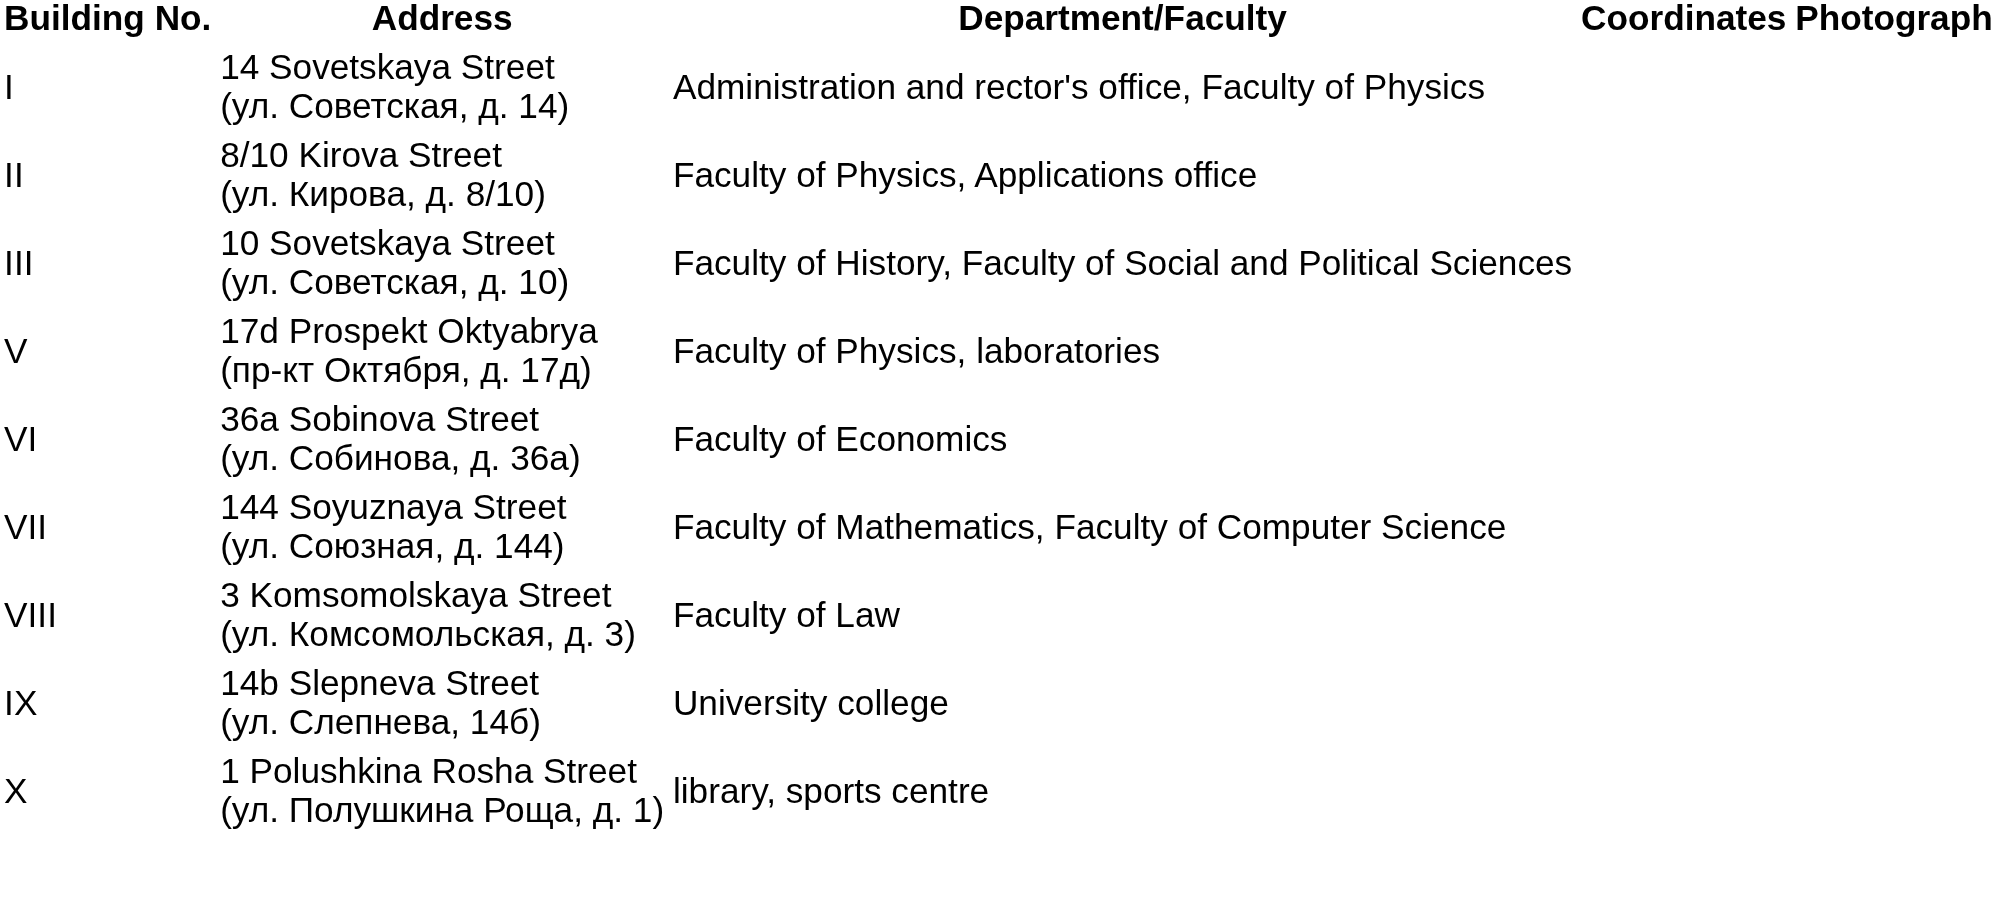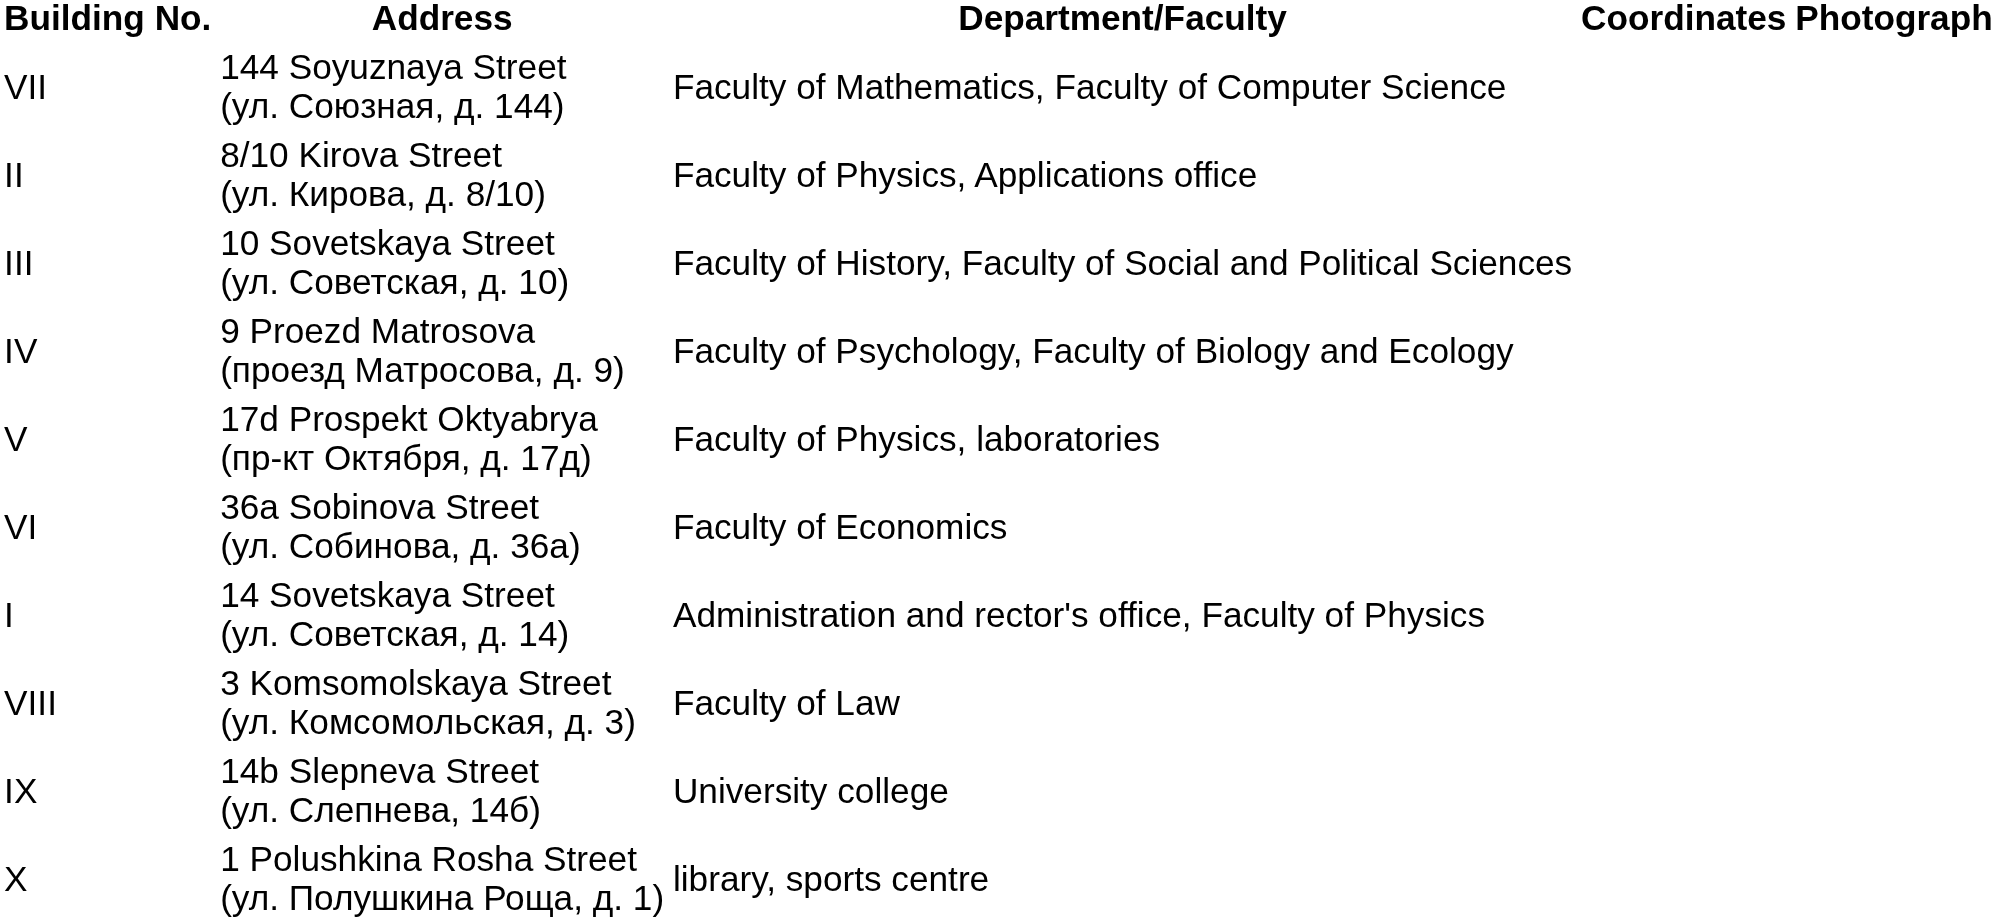rows swapped: (9, 87) <-> (26, 526)
+ row: (21, 351)
